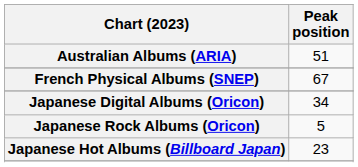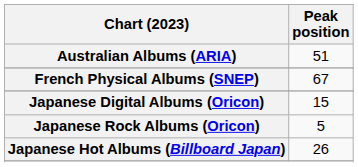(321, 102) 34 -> (321, 102) 15
(321, 149) 23 -> (321, 149) 26
